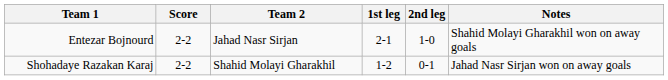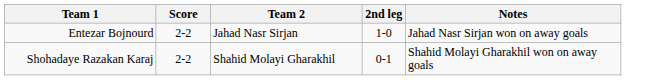- column: (384, 14)
(546, 39) Shahid Molayi Gharakhil won on away goals -> (498, 33) Jahad Nasr Sirjan won on away goals
(541, 65) Jahad Nasr Sirjan won on away goals -> (502, 58) Shahid Molayi Gharakhil won on away goals
